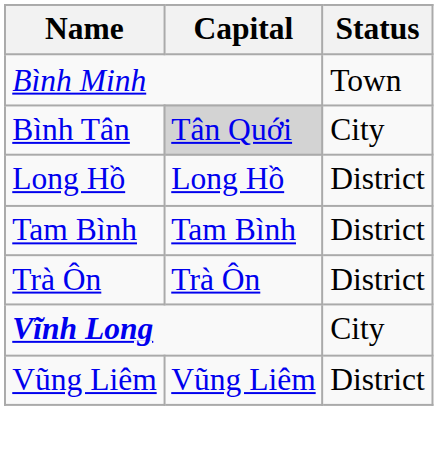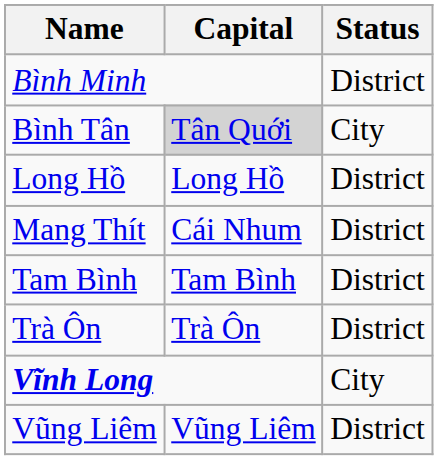(366, 79) Town -> (377, 79) District
+ row: (79, 229)
